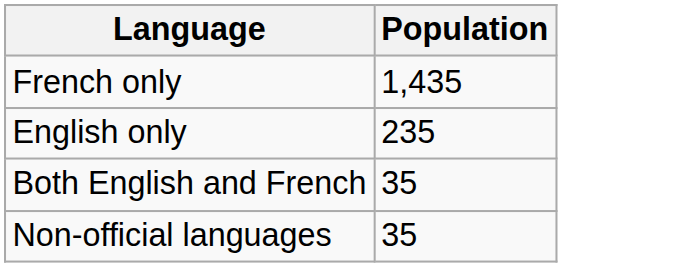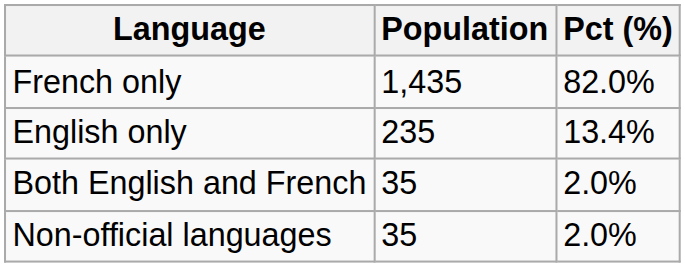+ column: (618, 30)
